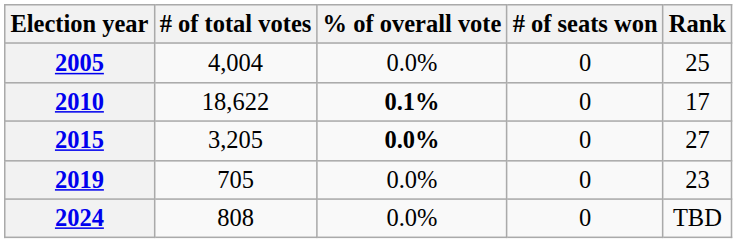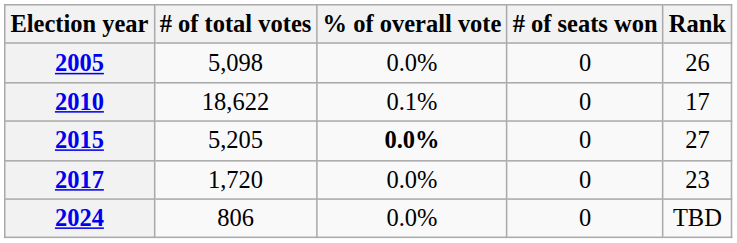(236, 62) 4,004 -> (236, 62) 5,098
(697, 62) 25 -> (697, 62) 26
(412, 101) bold -> (412, 101) normal
(236, 140) 3,205 -> (236, 140) 5,205
+ row: (79, 179)
- row: (79, 179)
(236, 218) 808 -> (236, 218) 806
